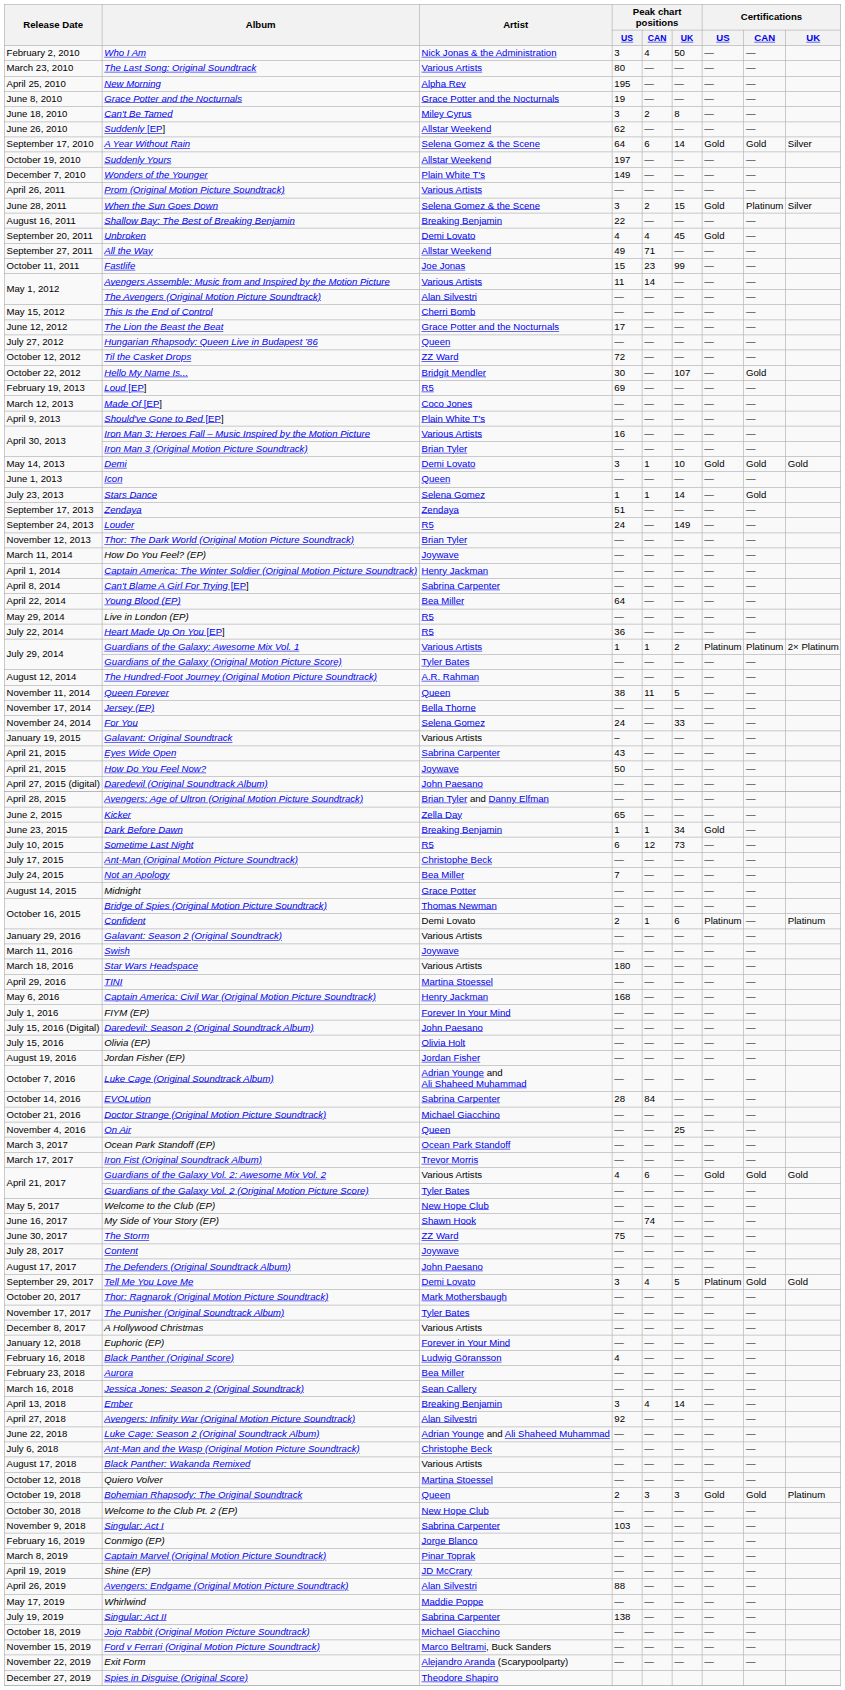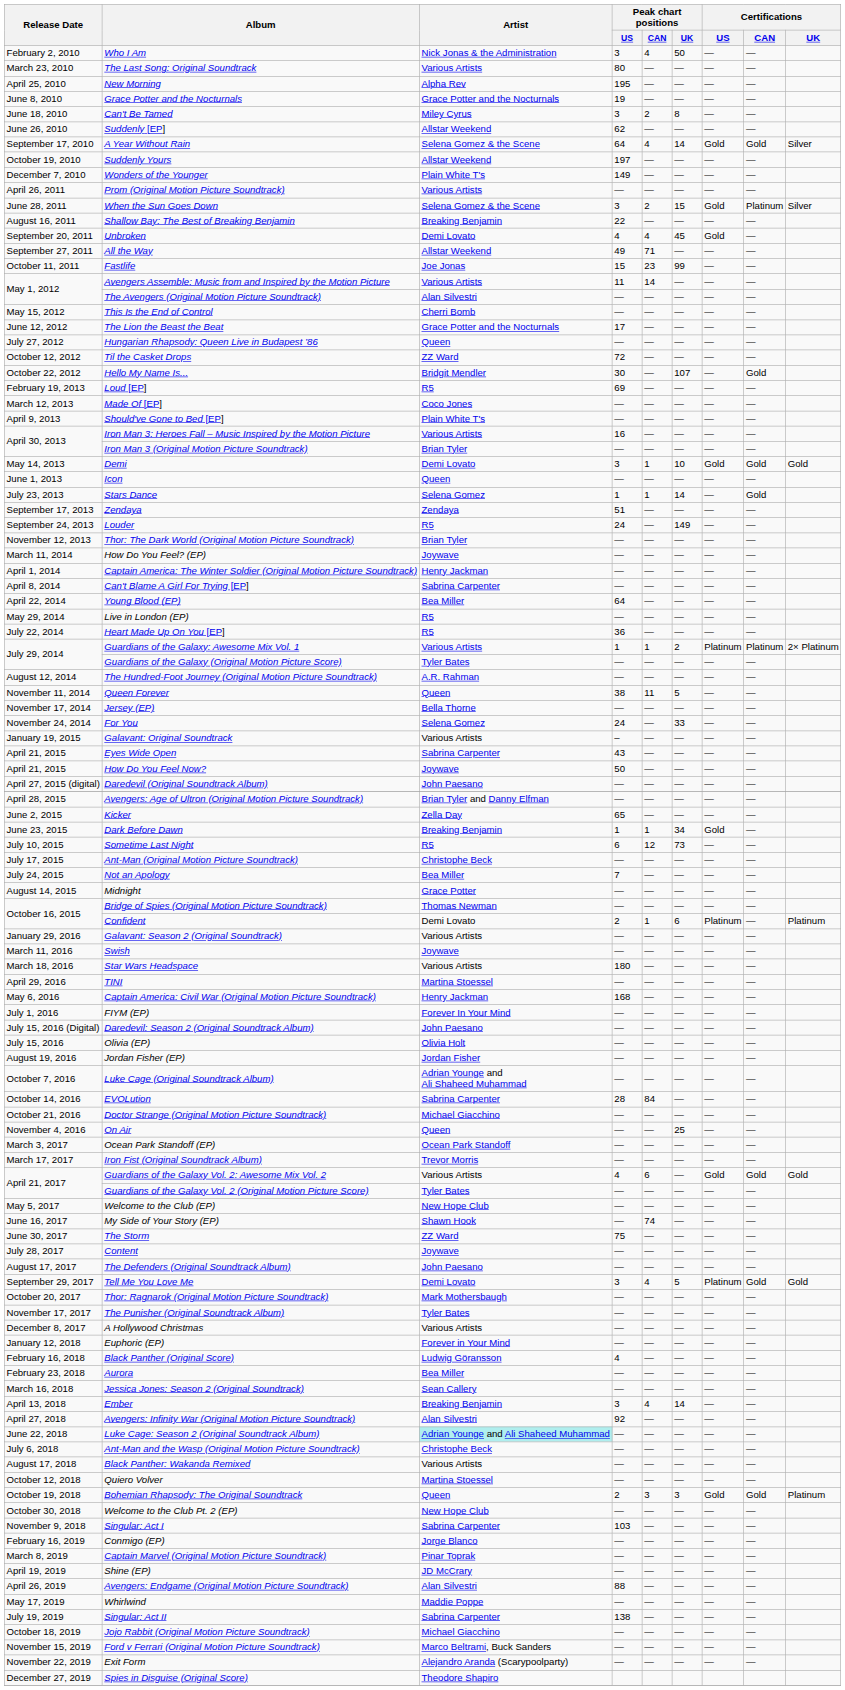(647, 144) 6 -> (647, 144) 4
(516, 1434) no background -> (516, 1434) paleturquoise background
